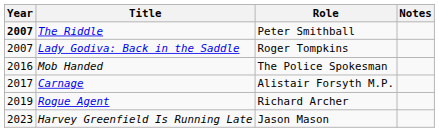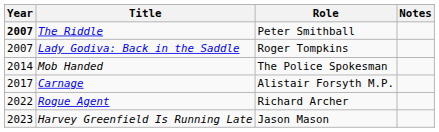(20, 66) 2016 -> (20, 66) 2014
(20, 101) 2019 -> (20, 101) 2022
